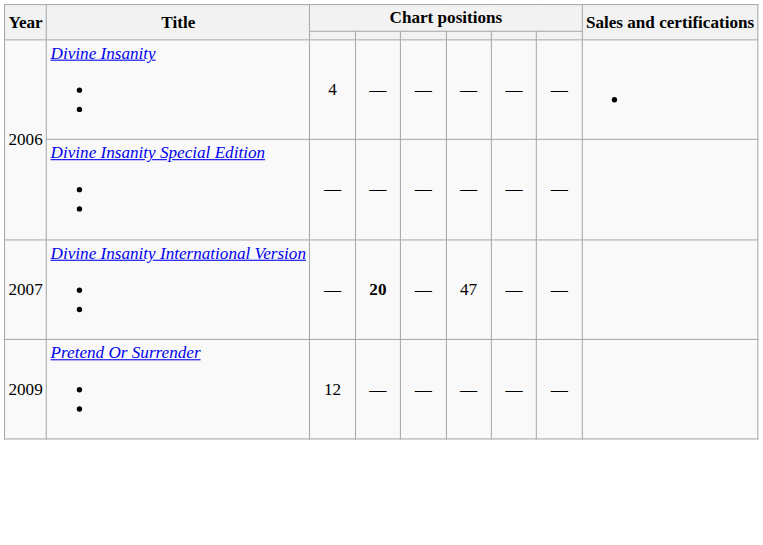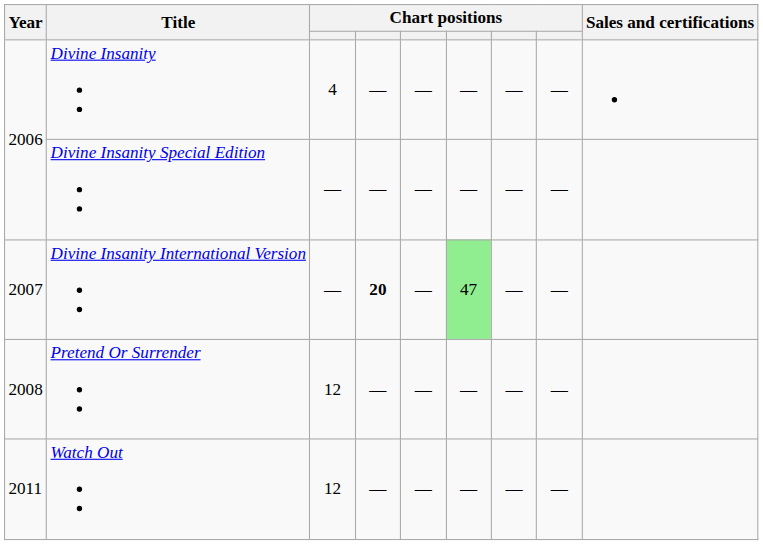(469, 289) no background -> (469, 289) lightgreen background
(26, 389) 2009 -> (26, 389) 2008
+ row: (178, 481)
